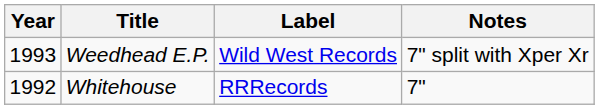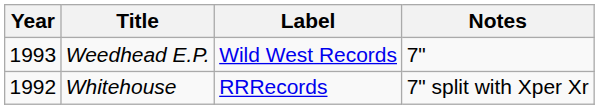(498, 54) 7" split with Xper Xr -> (416, 54) 7"
(416, 87) 7" -> (498, 87) 7" split with Xper Xr
